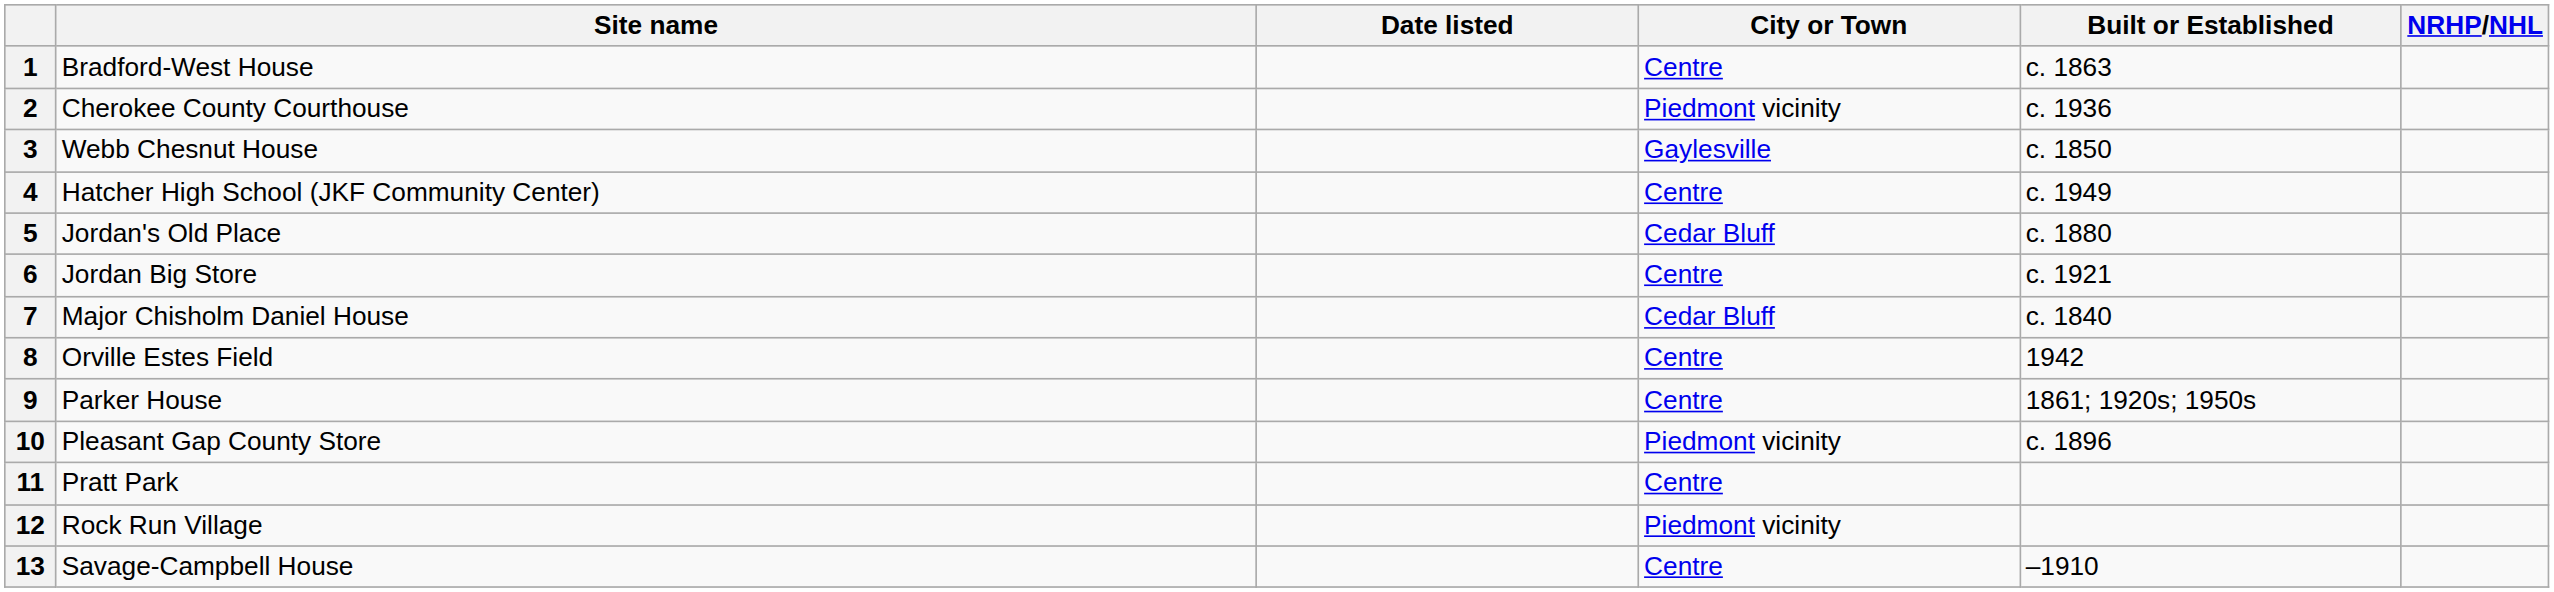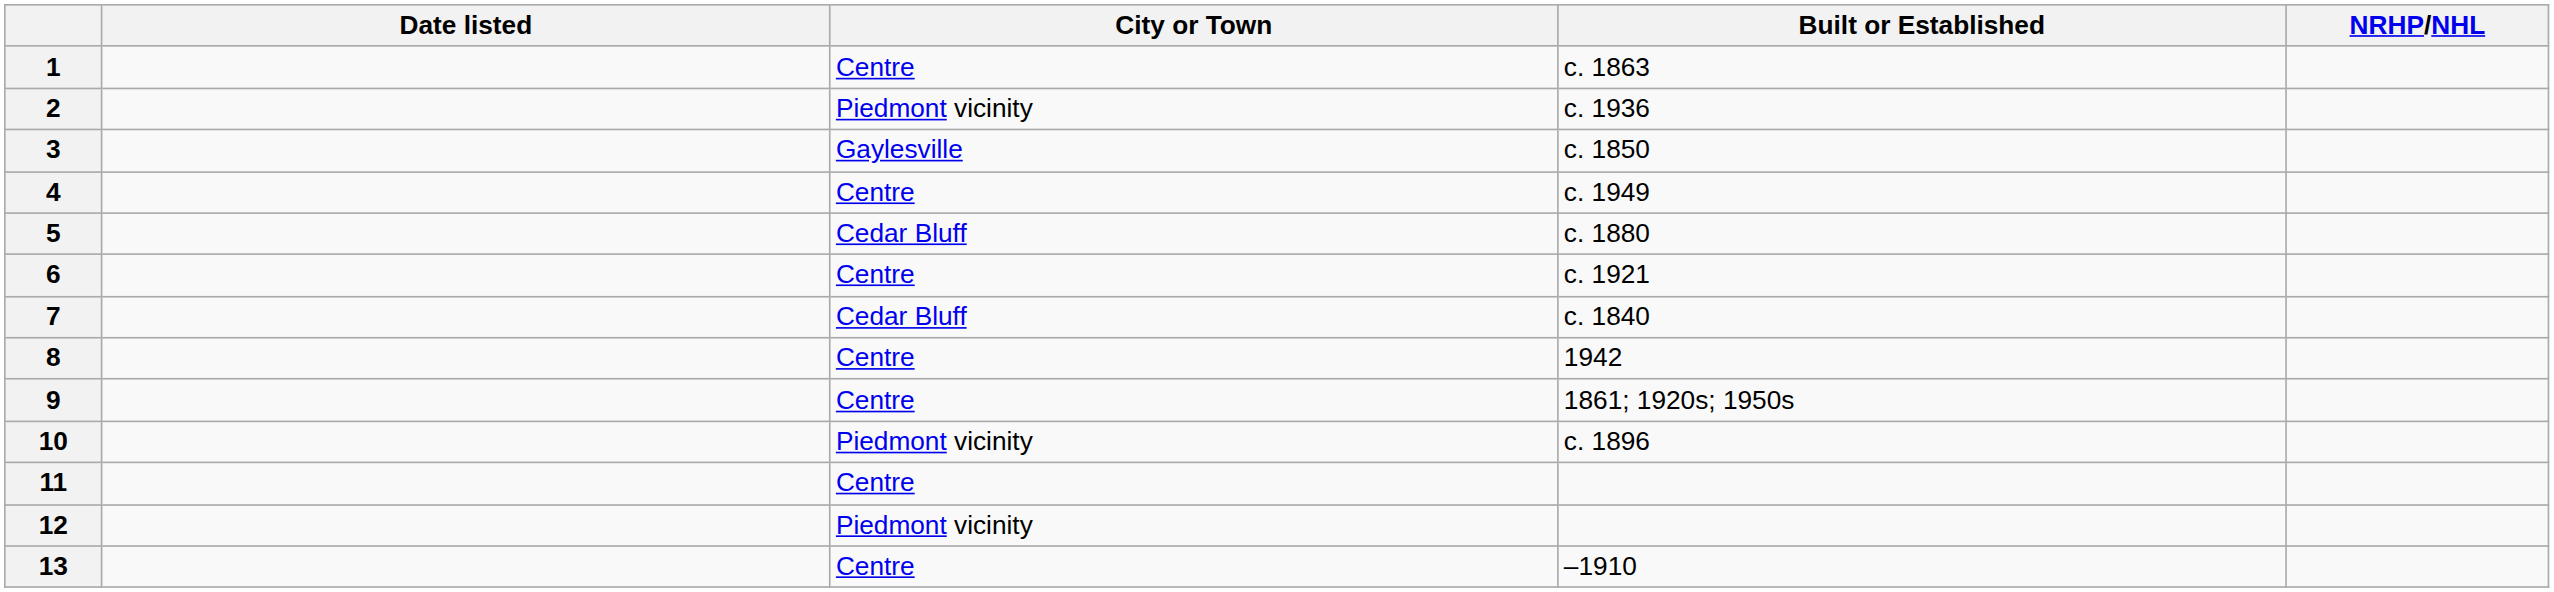- column: (656, 25)
